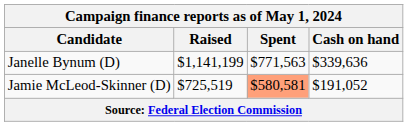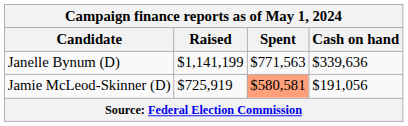(205, 86) $725,519 -> (205, 86) $725,919
(340, 86) $191,052 -> (340, 86) $191,056
